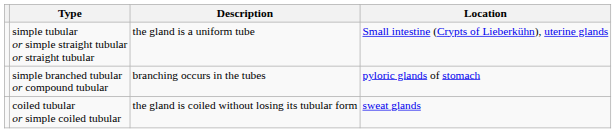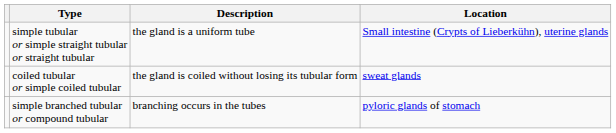rows swapped: (67, 112) <-> (67, 81)
